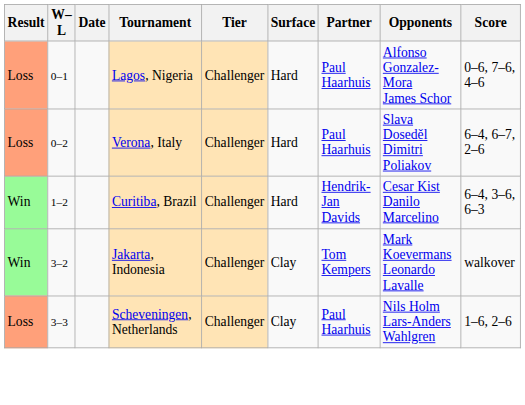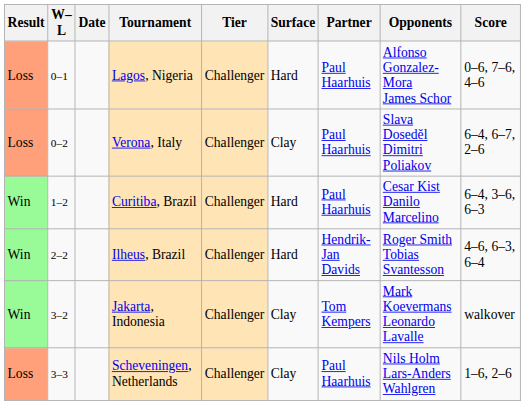(284, 142) Hard -> (284, 142) Clay
(346, 202) Hendrik-Jan Davids -> (346, 202) Paul Haarhuis
+ row: (149, 254)
